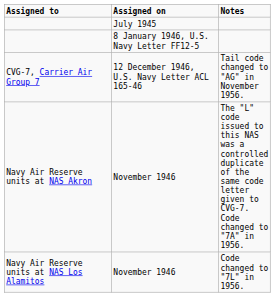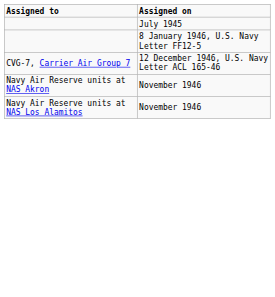- column: (232, 11)
